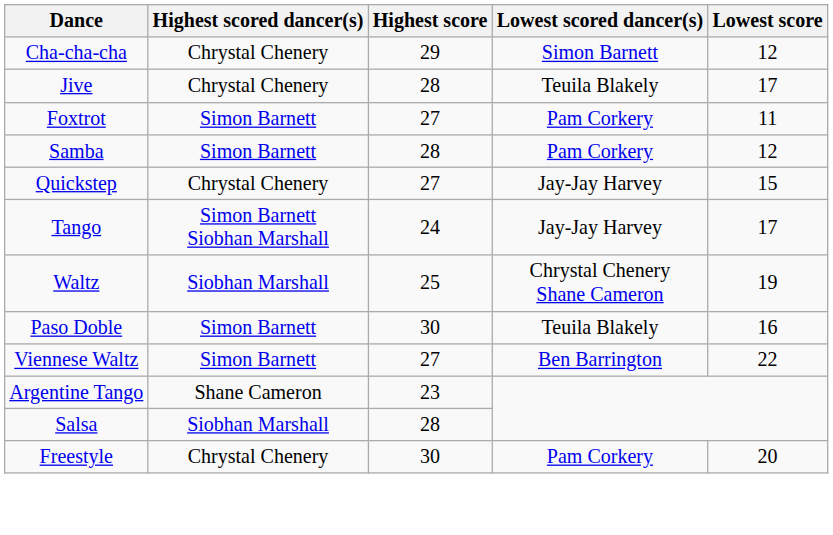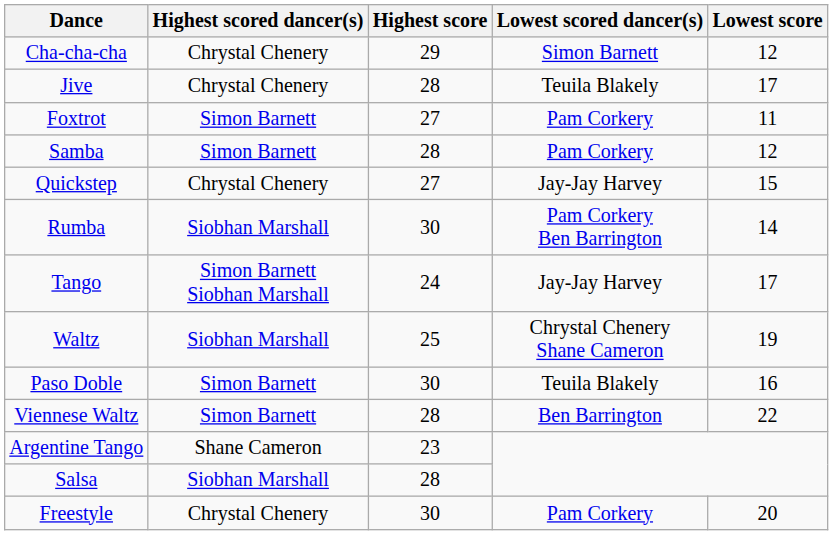+ row: (76, 226)
(430, 359) 27 -> (430, 414) 28
